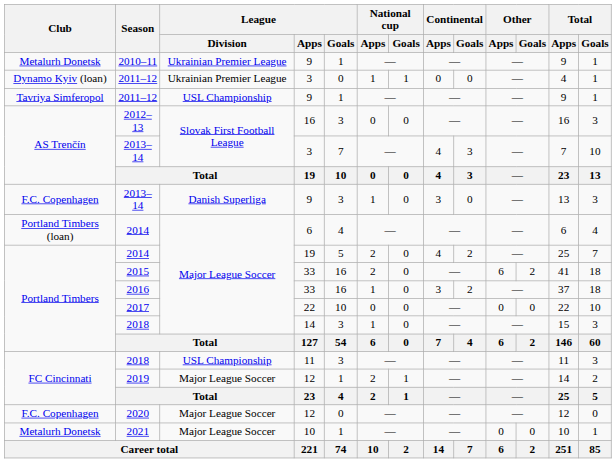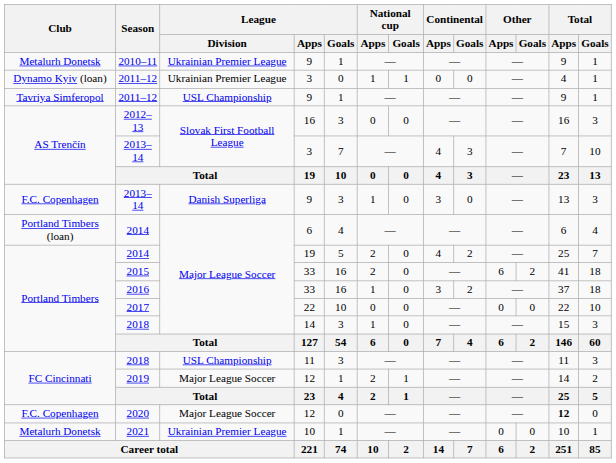(564, 413) normal -> (564, 413) bold
(227, 431) Major League Soccer -> (227, 431) Ukrainian Premier League
